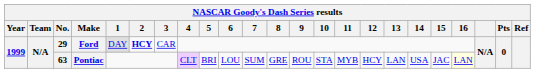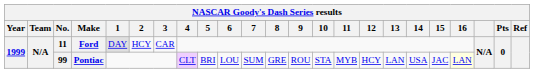(63, 44) 29 -> (63, 44) 11
(142, 44) bold -> (141, 44) normal
(63, 60) 63 -> (63, 60) 99
